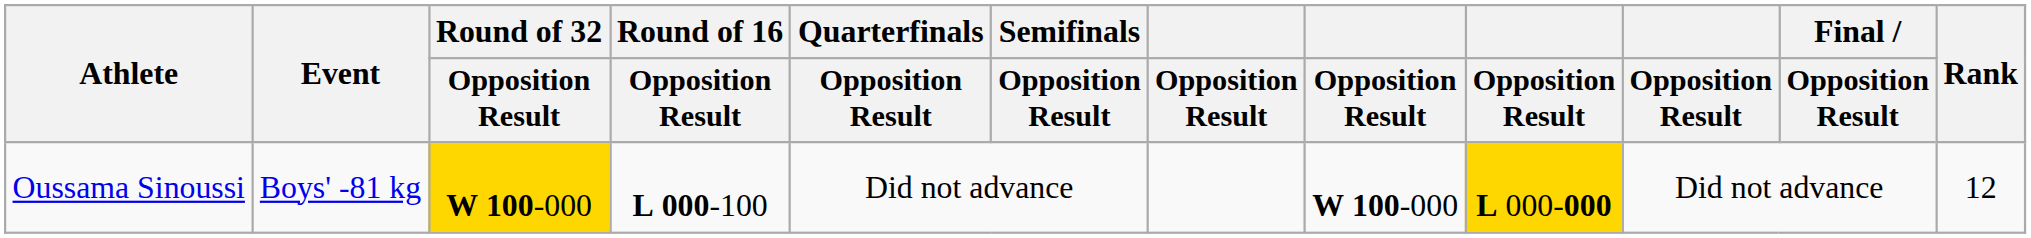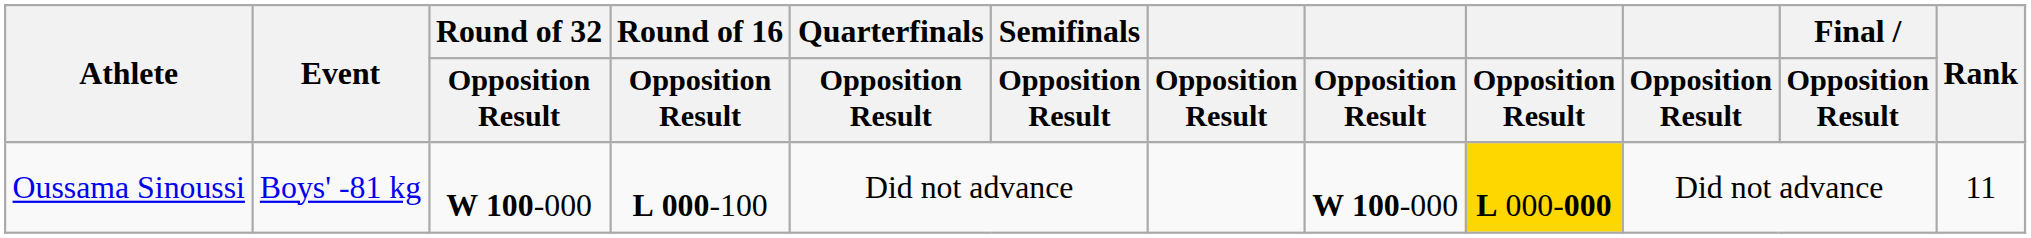(519, 206) gold background -> (519, 206) no background
(1981, 187) 12 -> (1981, 187) 11
